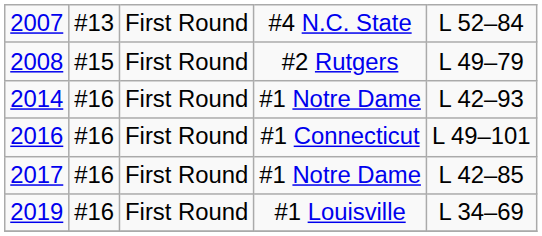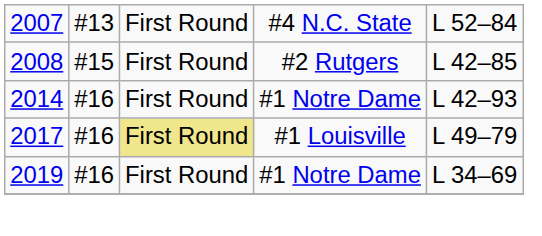(481, 61) L 49–79 -> (475, 61) L 42–85
- row: (37, 136)
(187, 174) no background -> (187, 136) khaki background
(340, 174) #1 Notre Dame -> (340, 136) #1 Louisville
(481, 174) L 42–85 -> (475, 136) L 49–79
(340, 212) #1 Louisville -> (340, 174) #1 Notre Dame
